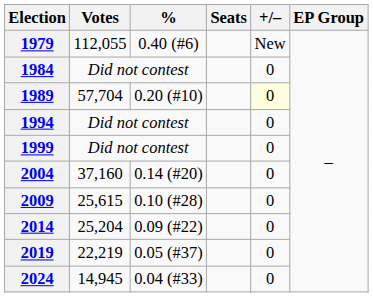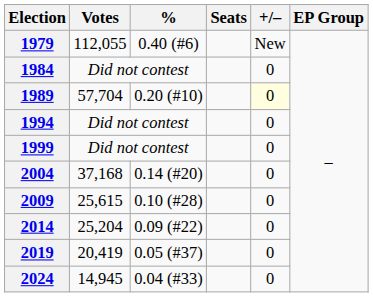(100, 174) 37,160 -> (100, 174) 37,168
(100, 252) 22,219 -> (100, 252) 20,419
